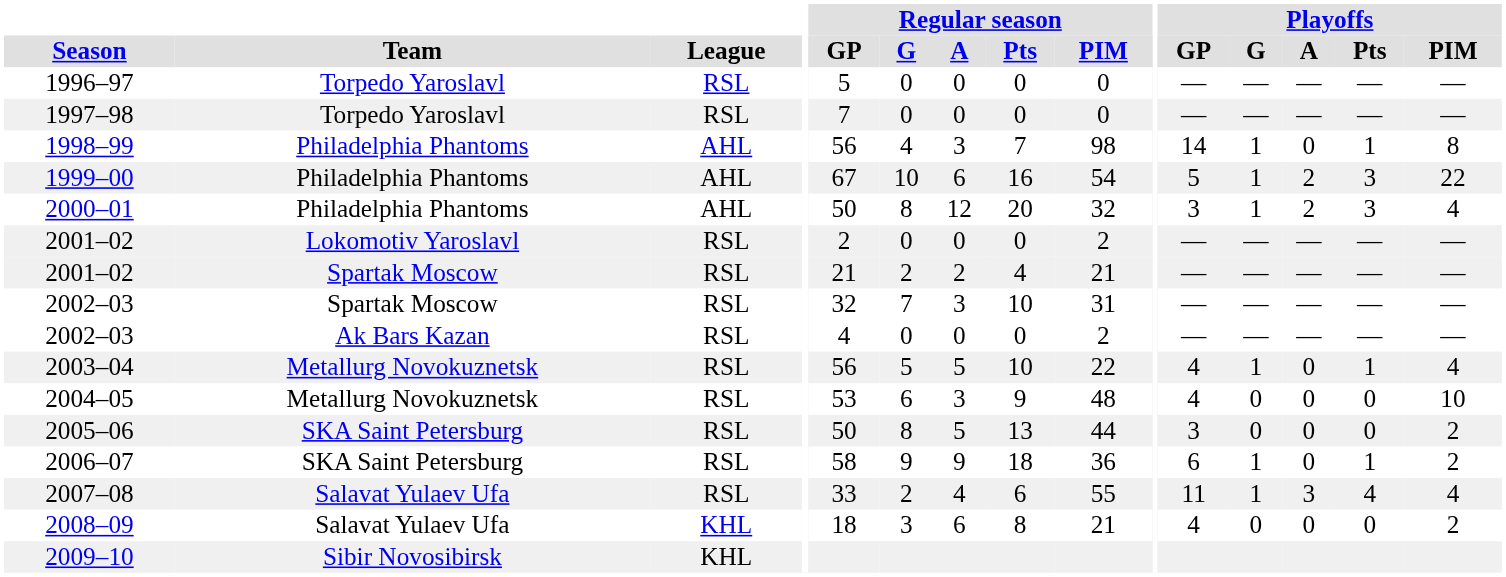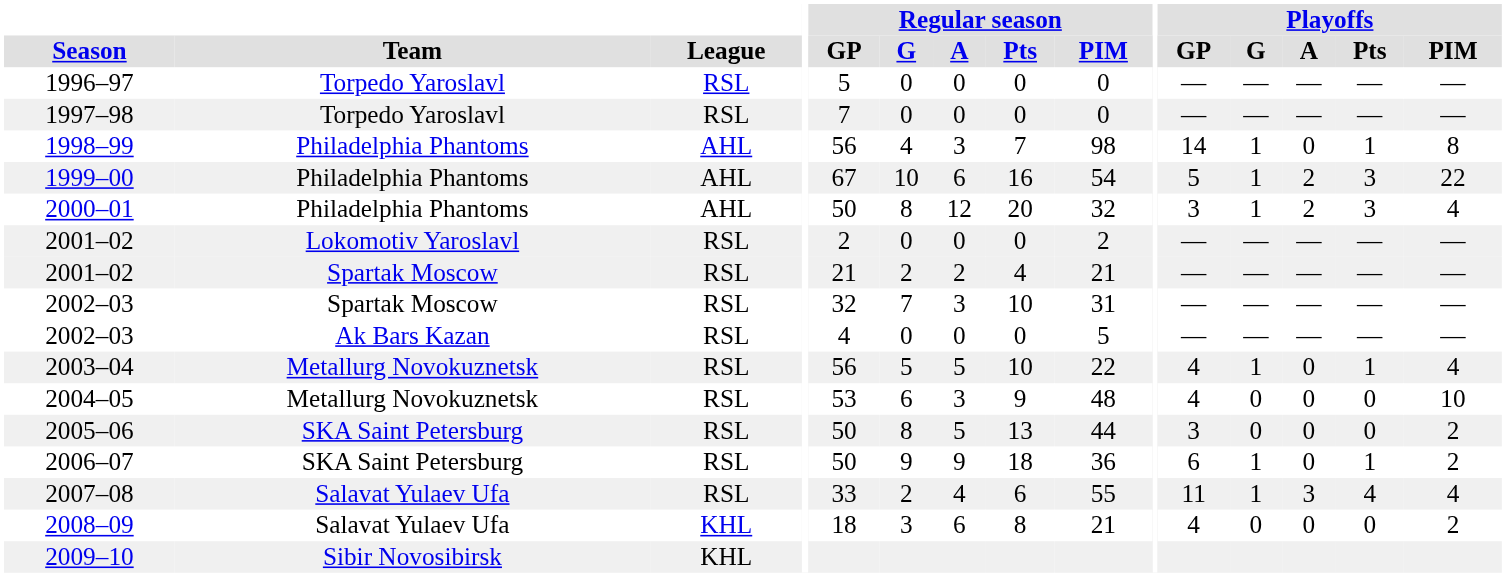(1103, 335) 2 -> (1103, 335) 5
(844, 461) 58 -> (844, 461) 50
